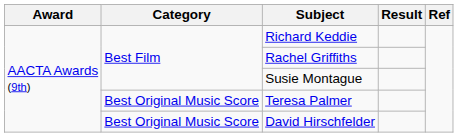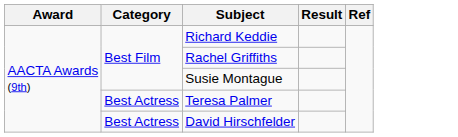(182, 100) Best Original Music Score -> (142, 100) Best Actress
(182, 121) Best Original Music Score -> (142, 121) Best Actress
